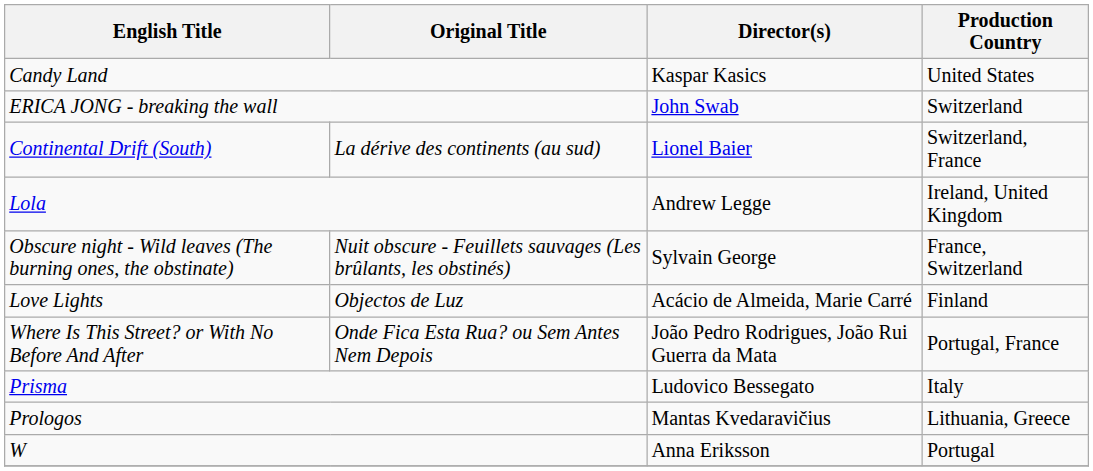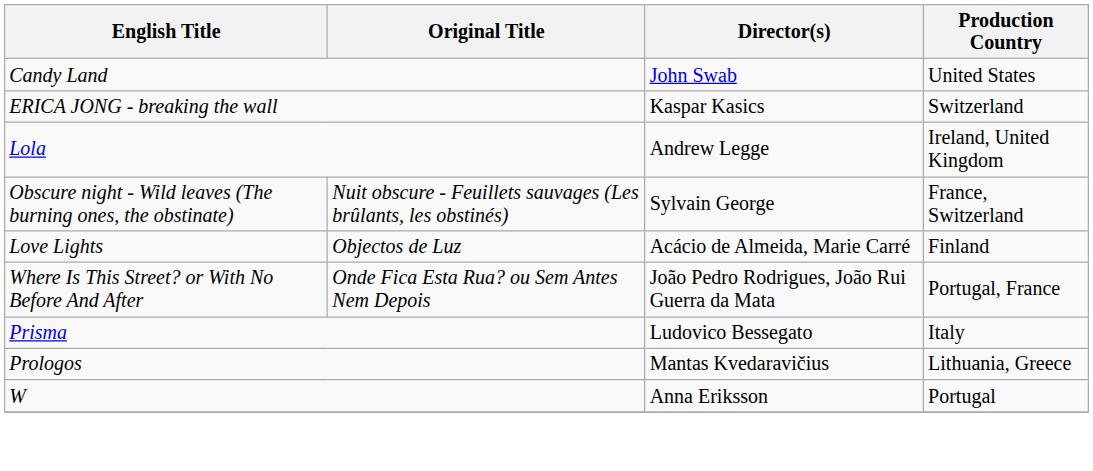(709, 74) Kaspar Kasics -> (693, 74) John Swab
(695, 106) John Swab -> (707, 106) Kaspar Kasics
- row: (110, 149)
